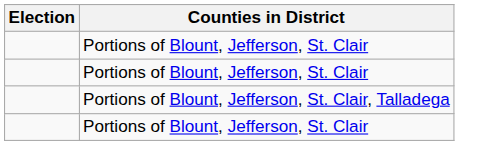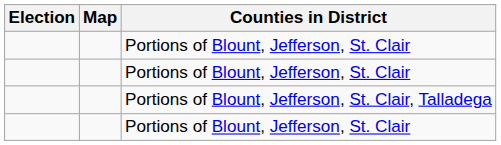+ column: (100, 18)
